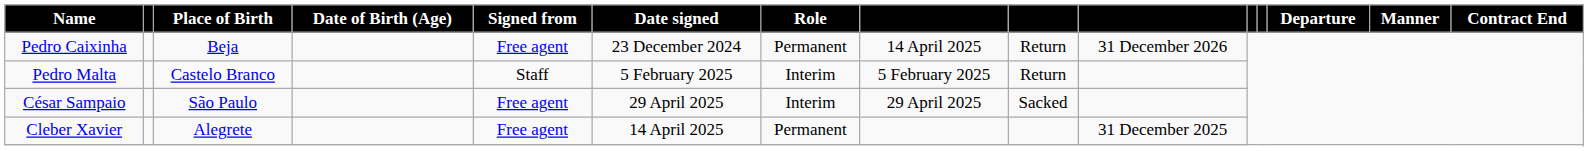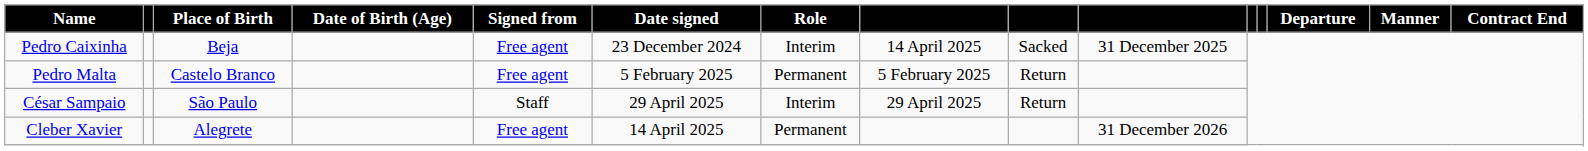(810, 46) Permanent -> (810, 46) Interim
(1043, 46) Return -> (1043, 46) Sacked
(1163, 46) 31 December 2026 -> (1163, 46) 31 December 2025
(532, 74) Staff -> (532, 74) Free agent
(810, 74) Interim -> (810, 74) Permanent
(532, 102) Free agent -> (532, 102) Staff
(1043, 102) Sacked -> (1043, 102) Return
(1163, 130) 31 December 2025 -> (1163, 130) 31 December 2026
